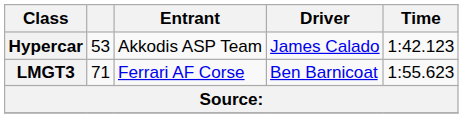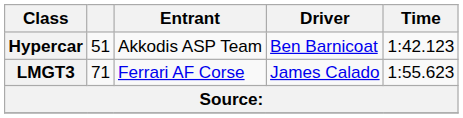(100, 46) 53 -> (100, 46) 51
(325, 46) James Calado -> (324, 46) Ben Barnicoat
(324, 73) Ben Barnicoat -> (325, 73) James Calado
